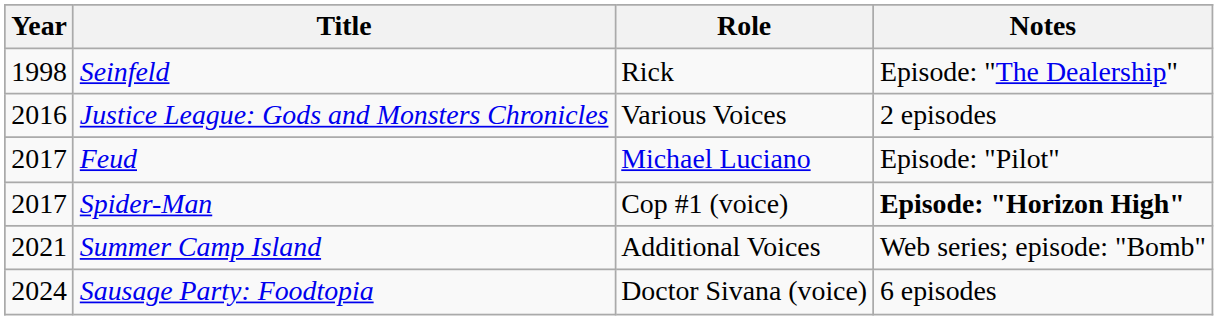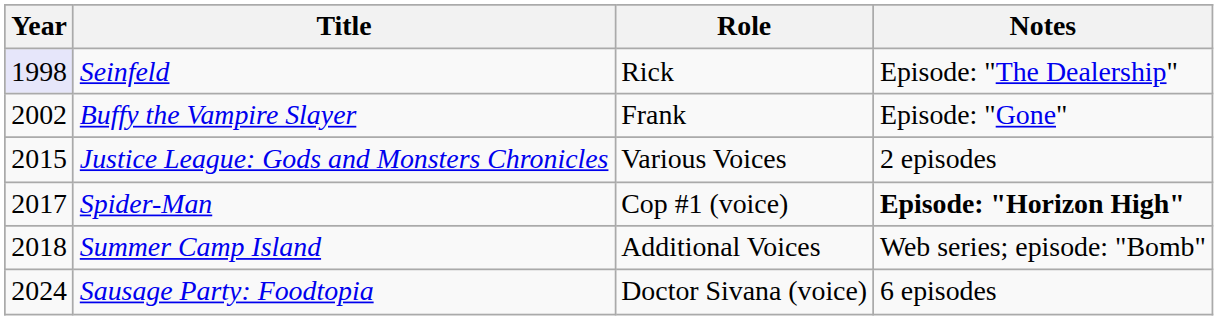(39, 70) no background -> (39, 70) lavender background
+ row: (218, 114)
(39, 114) 2016 -> (39, 159) 2015
- row: (108, 159)
(39, 247) 2021 -> (39, 247) 2018
